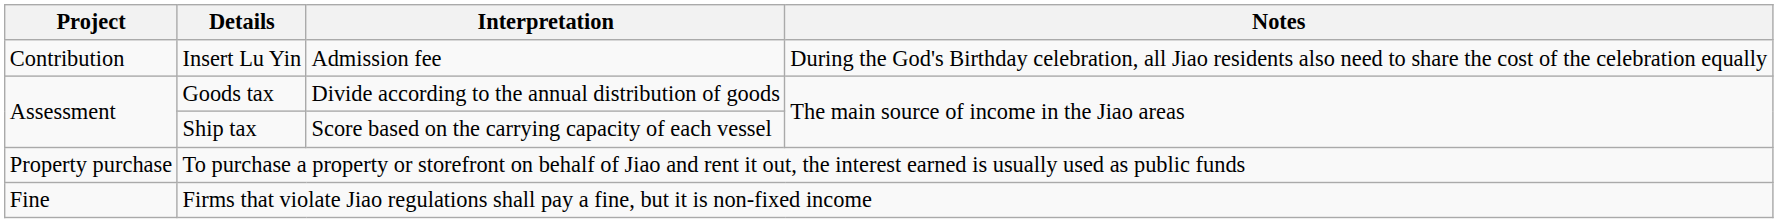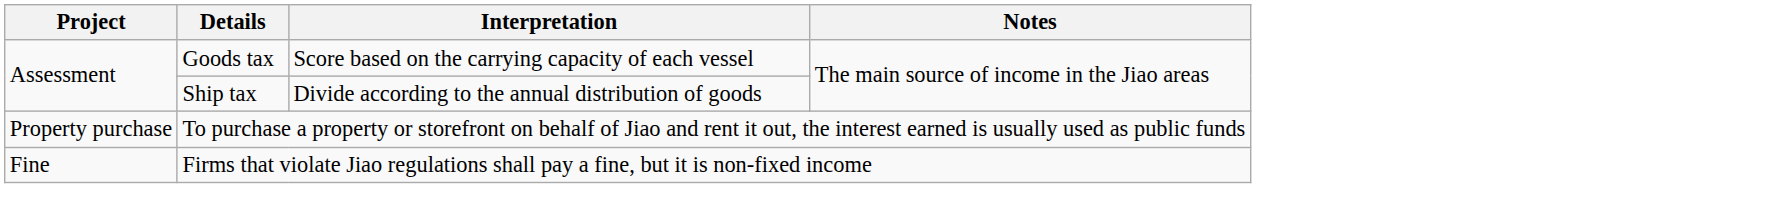- row: (242, 57)
(546, 93) Divide according to the annual distribution of goods -> (524, 57) Score based on the carrying capacity of each vessel
(542, 128) Score based on the carrying capacity of each vessel -> (528, 93) Divide according to the annual distribution of goods
